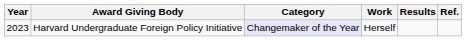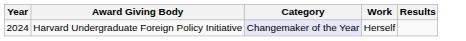- column: (450, 12)
(18, 28) 2023 -> (18, 28) 2024
